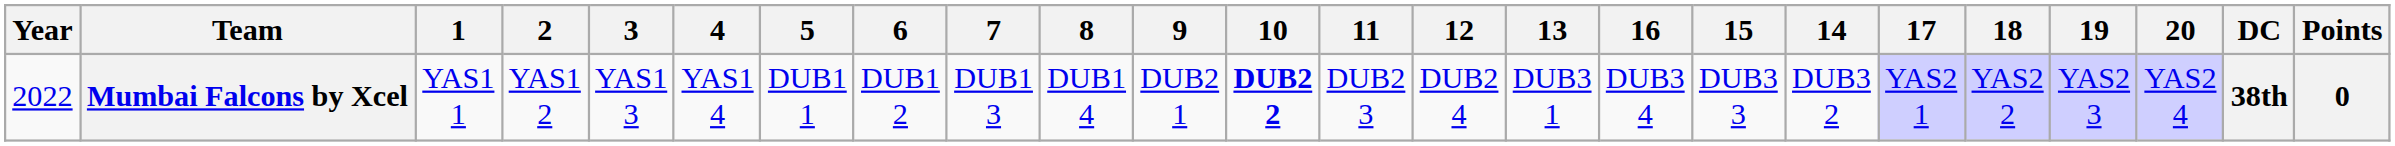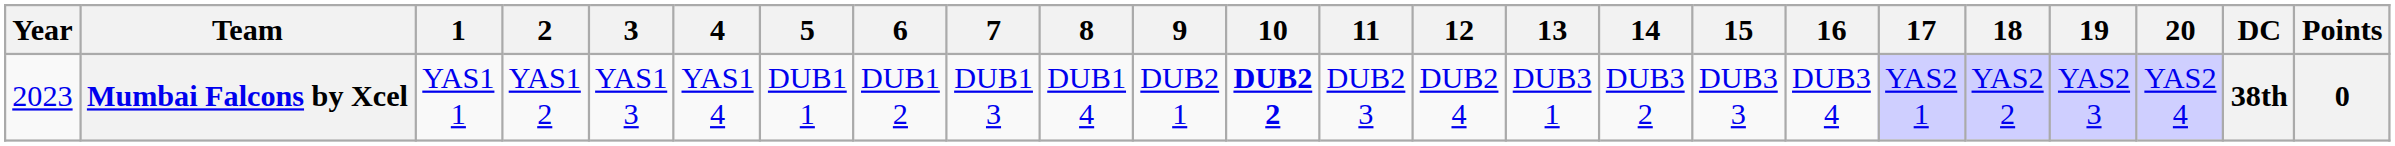columns swapped: (1831, 28) <-> (1645, 28)
(42, 96) 2022 -> (42, 96) 2023
